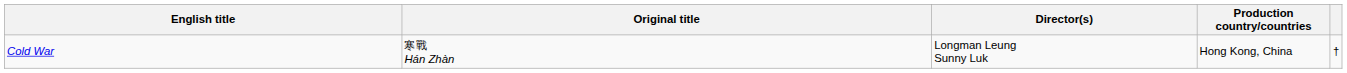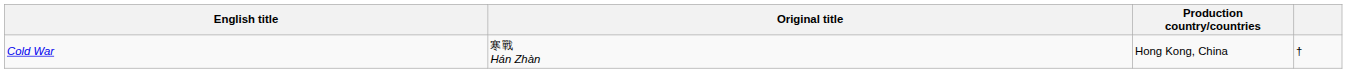- column: (1064, 19)
